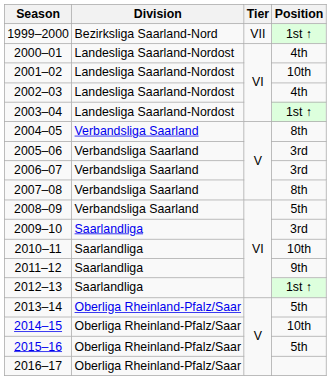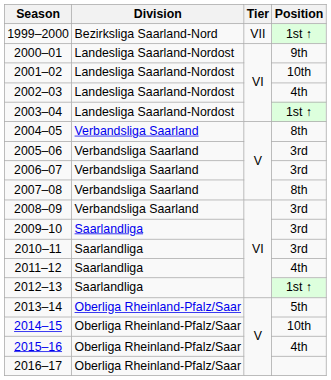(299, 53) 4th -> (299, 53) 9th
(299, 209) 5th -> (299, 209) 3rd
(299, 248) 10th -> (299, 248) 3rd
(299, 268) 9th -> (299, 268) 4th
(299, 346) 5th -> (299, 346) 4th
